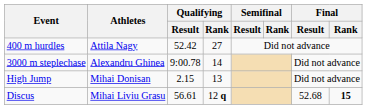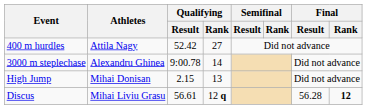(310, 96) 52.68 -> (310, 96) 56.28
(346, 96) 15 -> (346, 96) 12
